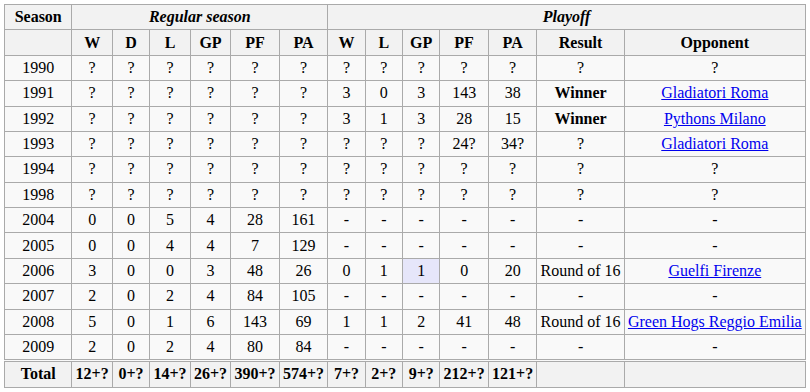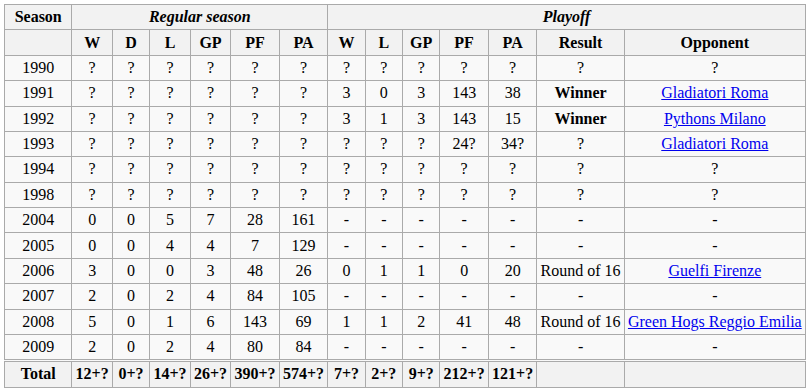(464, 118) 28 -> (464, 118) 143
(210, 220) 4 -> (210, 220) 7
(421, 270) lavender background -> (421, 270) no background
